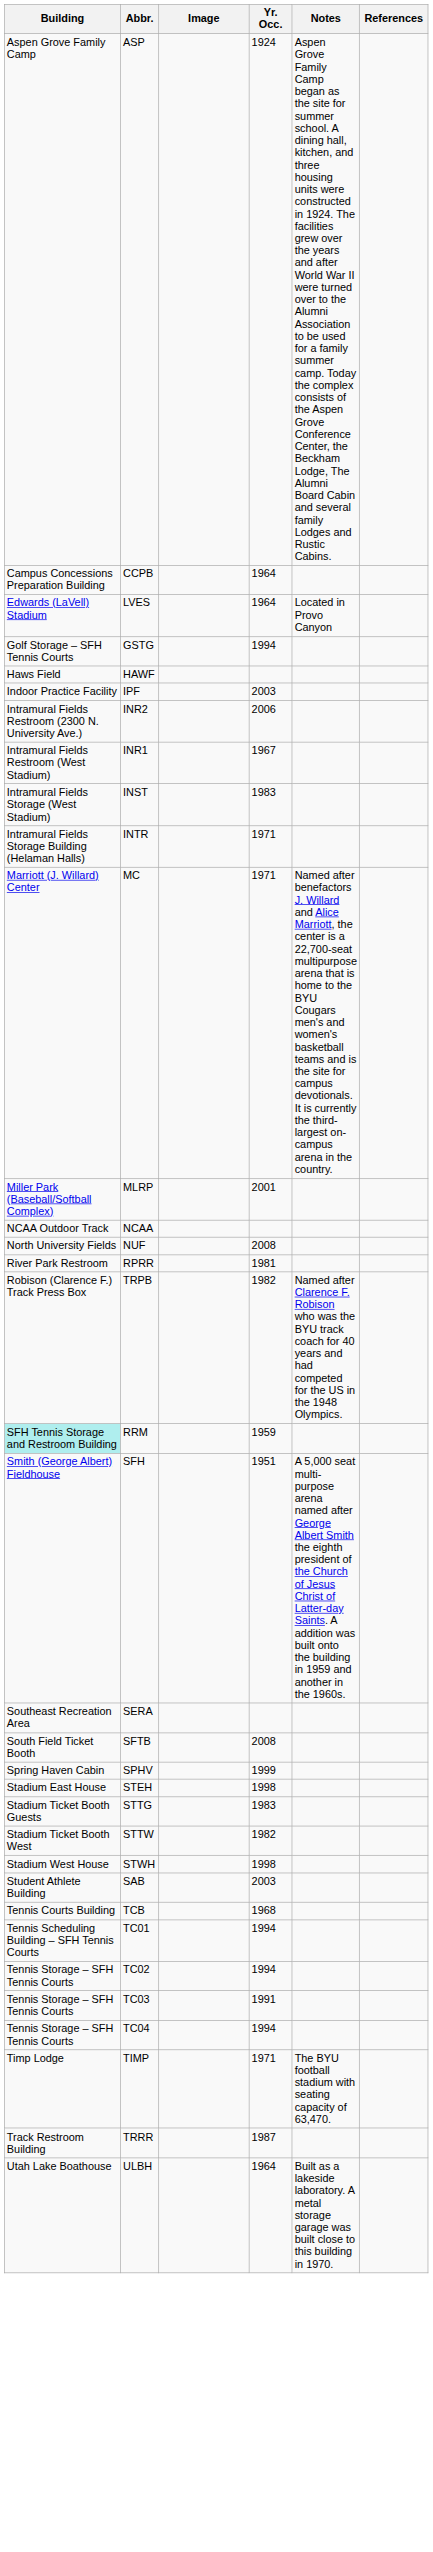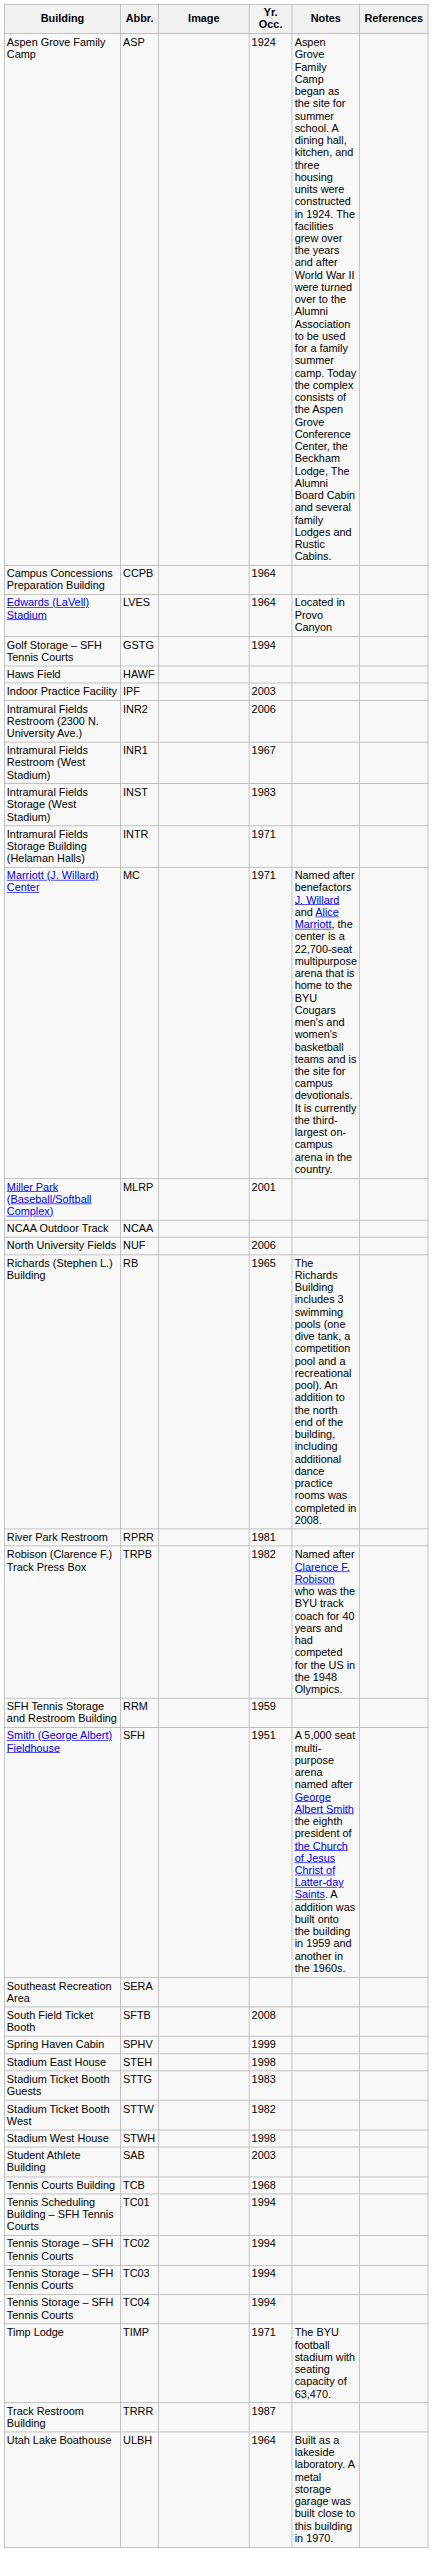(264, 1246) 2008 -> (264, 1246) 2006
+ row: (131, 1263)
(62, 1438) paleturquoise background -> (62, 1712) no background
(264, 1999) 1991 -> (264, 2273) 1994
